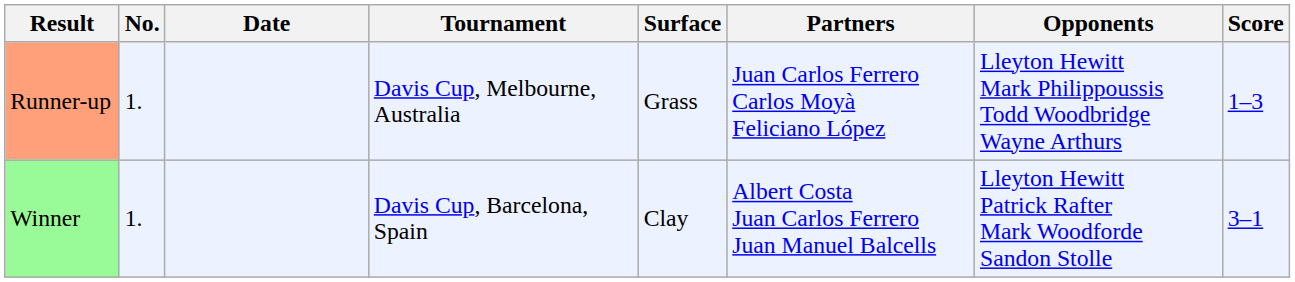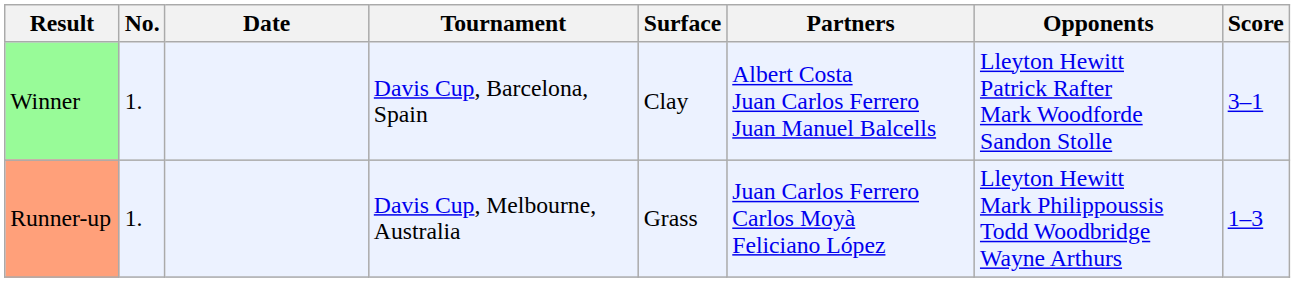rows swapped: (45, 218) <-> (61, 100)
